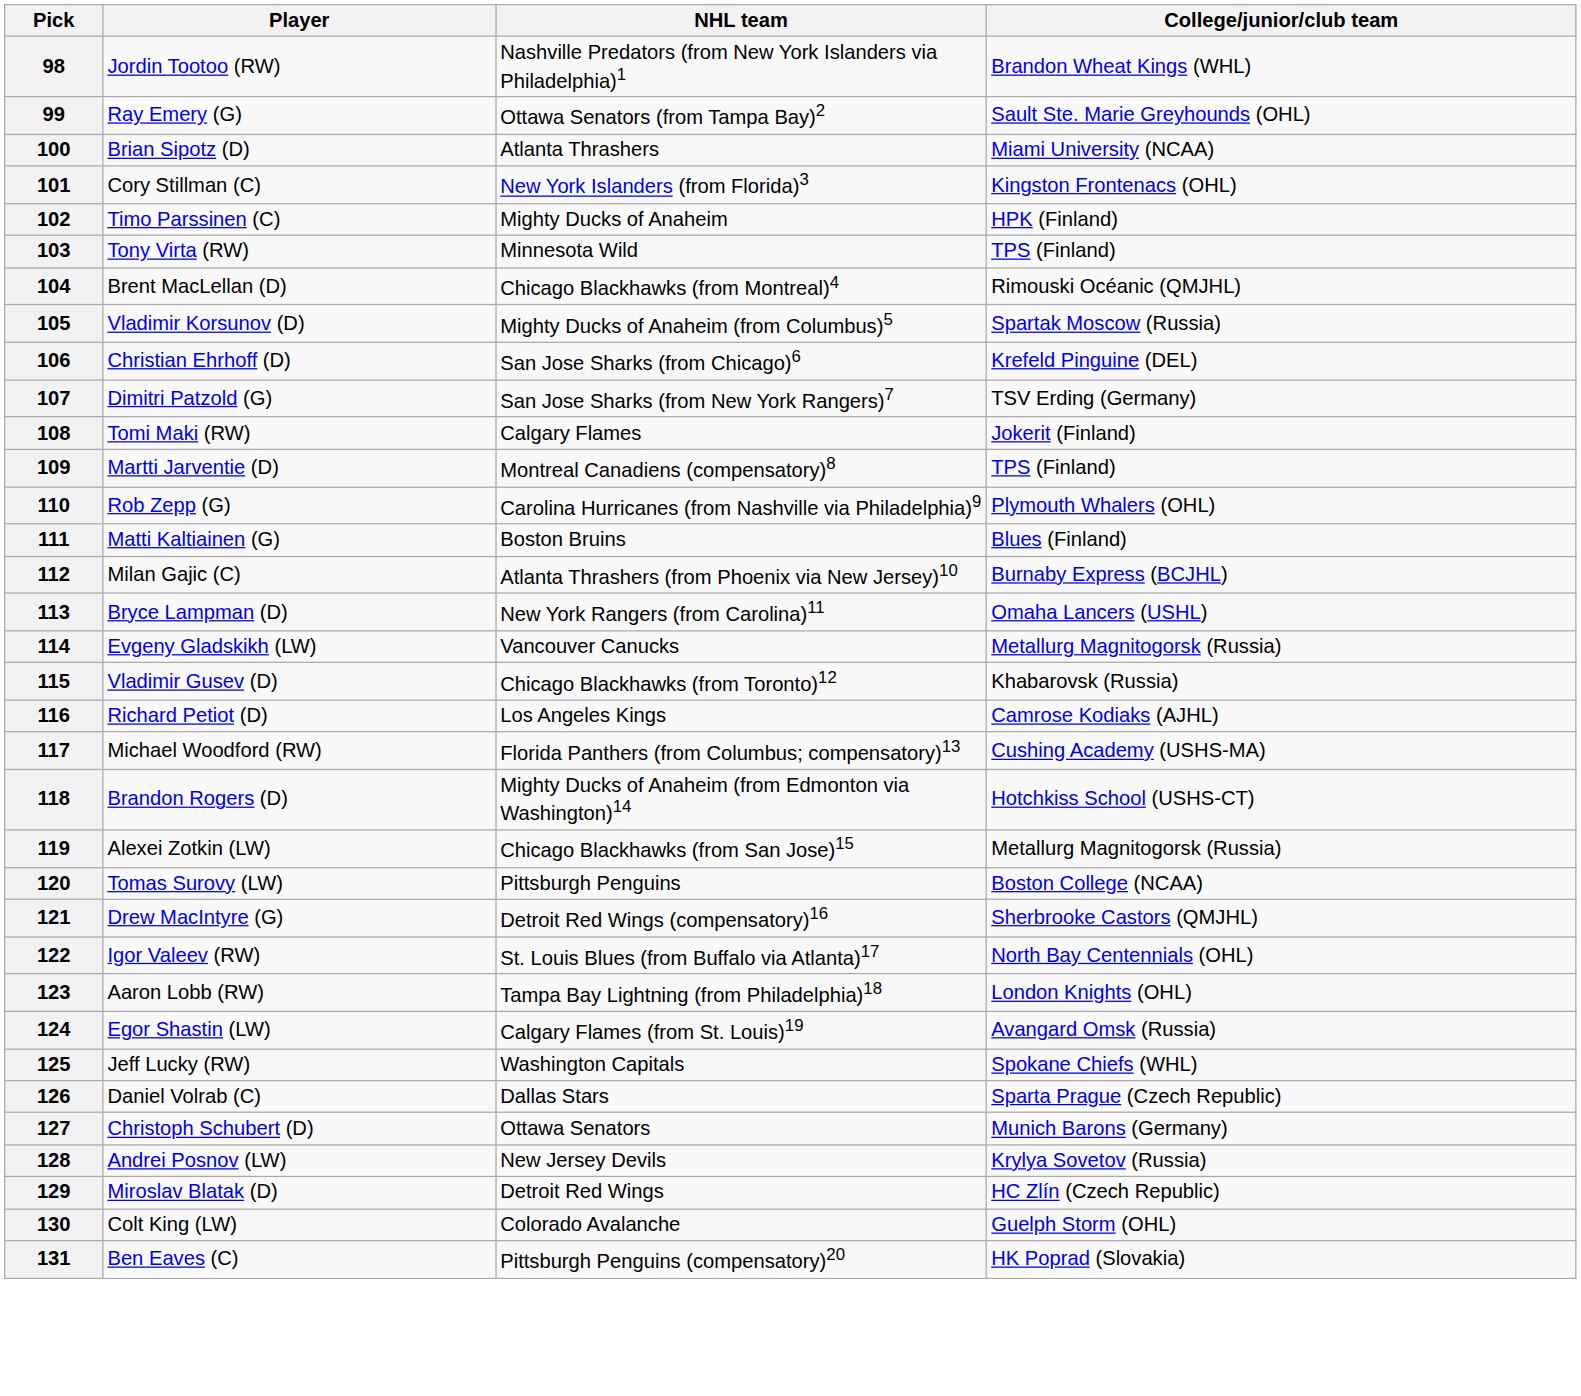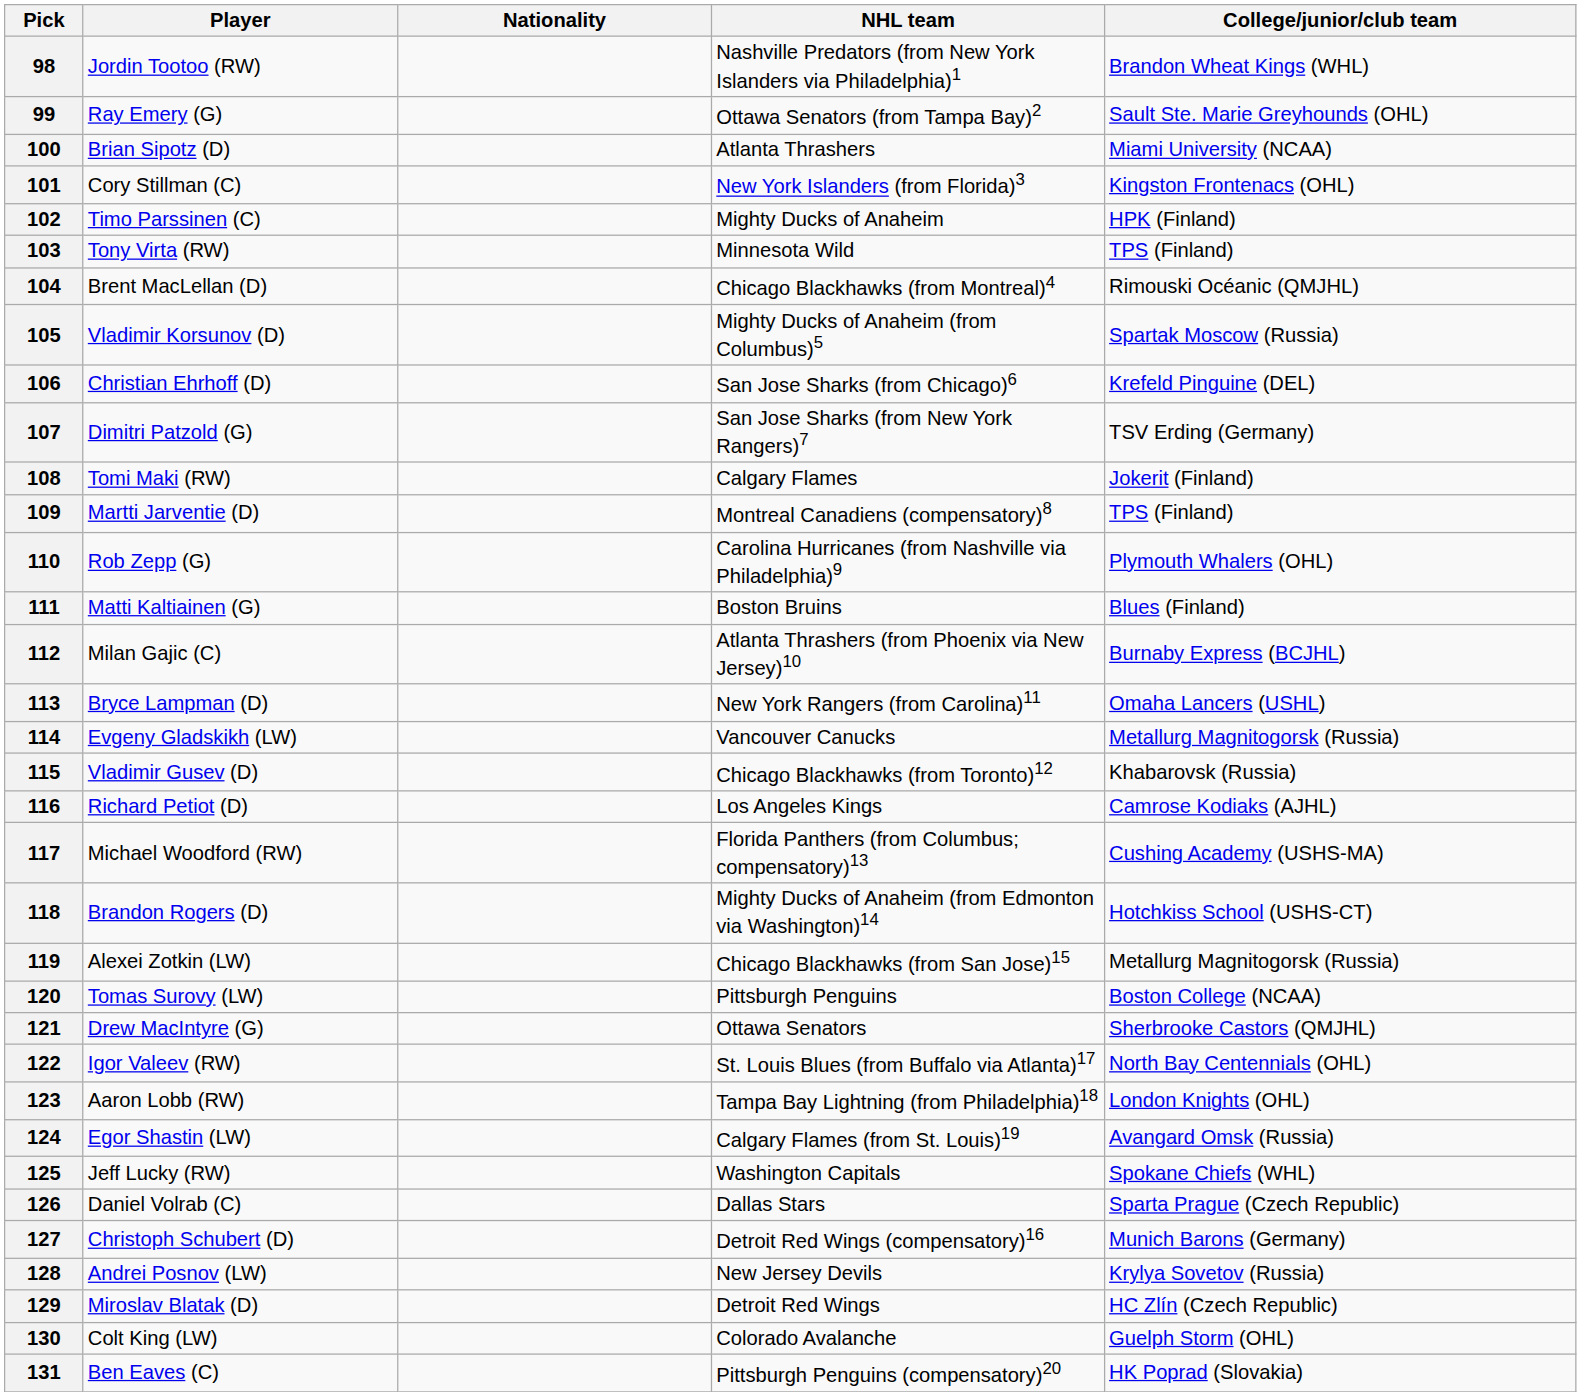+ column: (555, 20)
(664, 917) Detroit Red Wings (compensatory)16 -> (791, 1028) Ottawa Senators
(575, 1128) Ottawa Senators -> (880, 1239) Detroit Red Wings (compensatory)16
